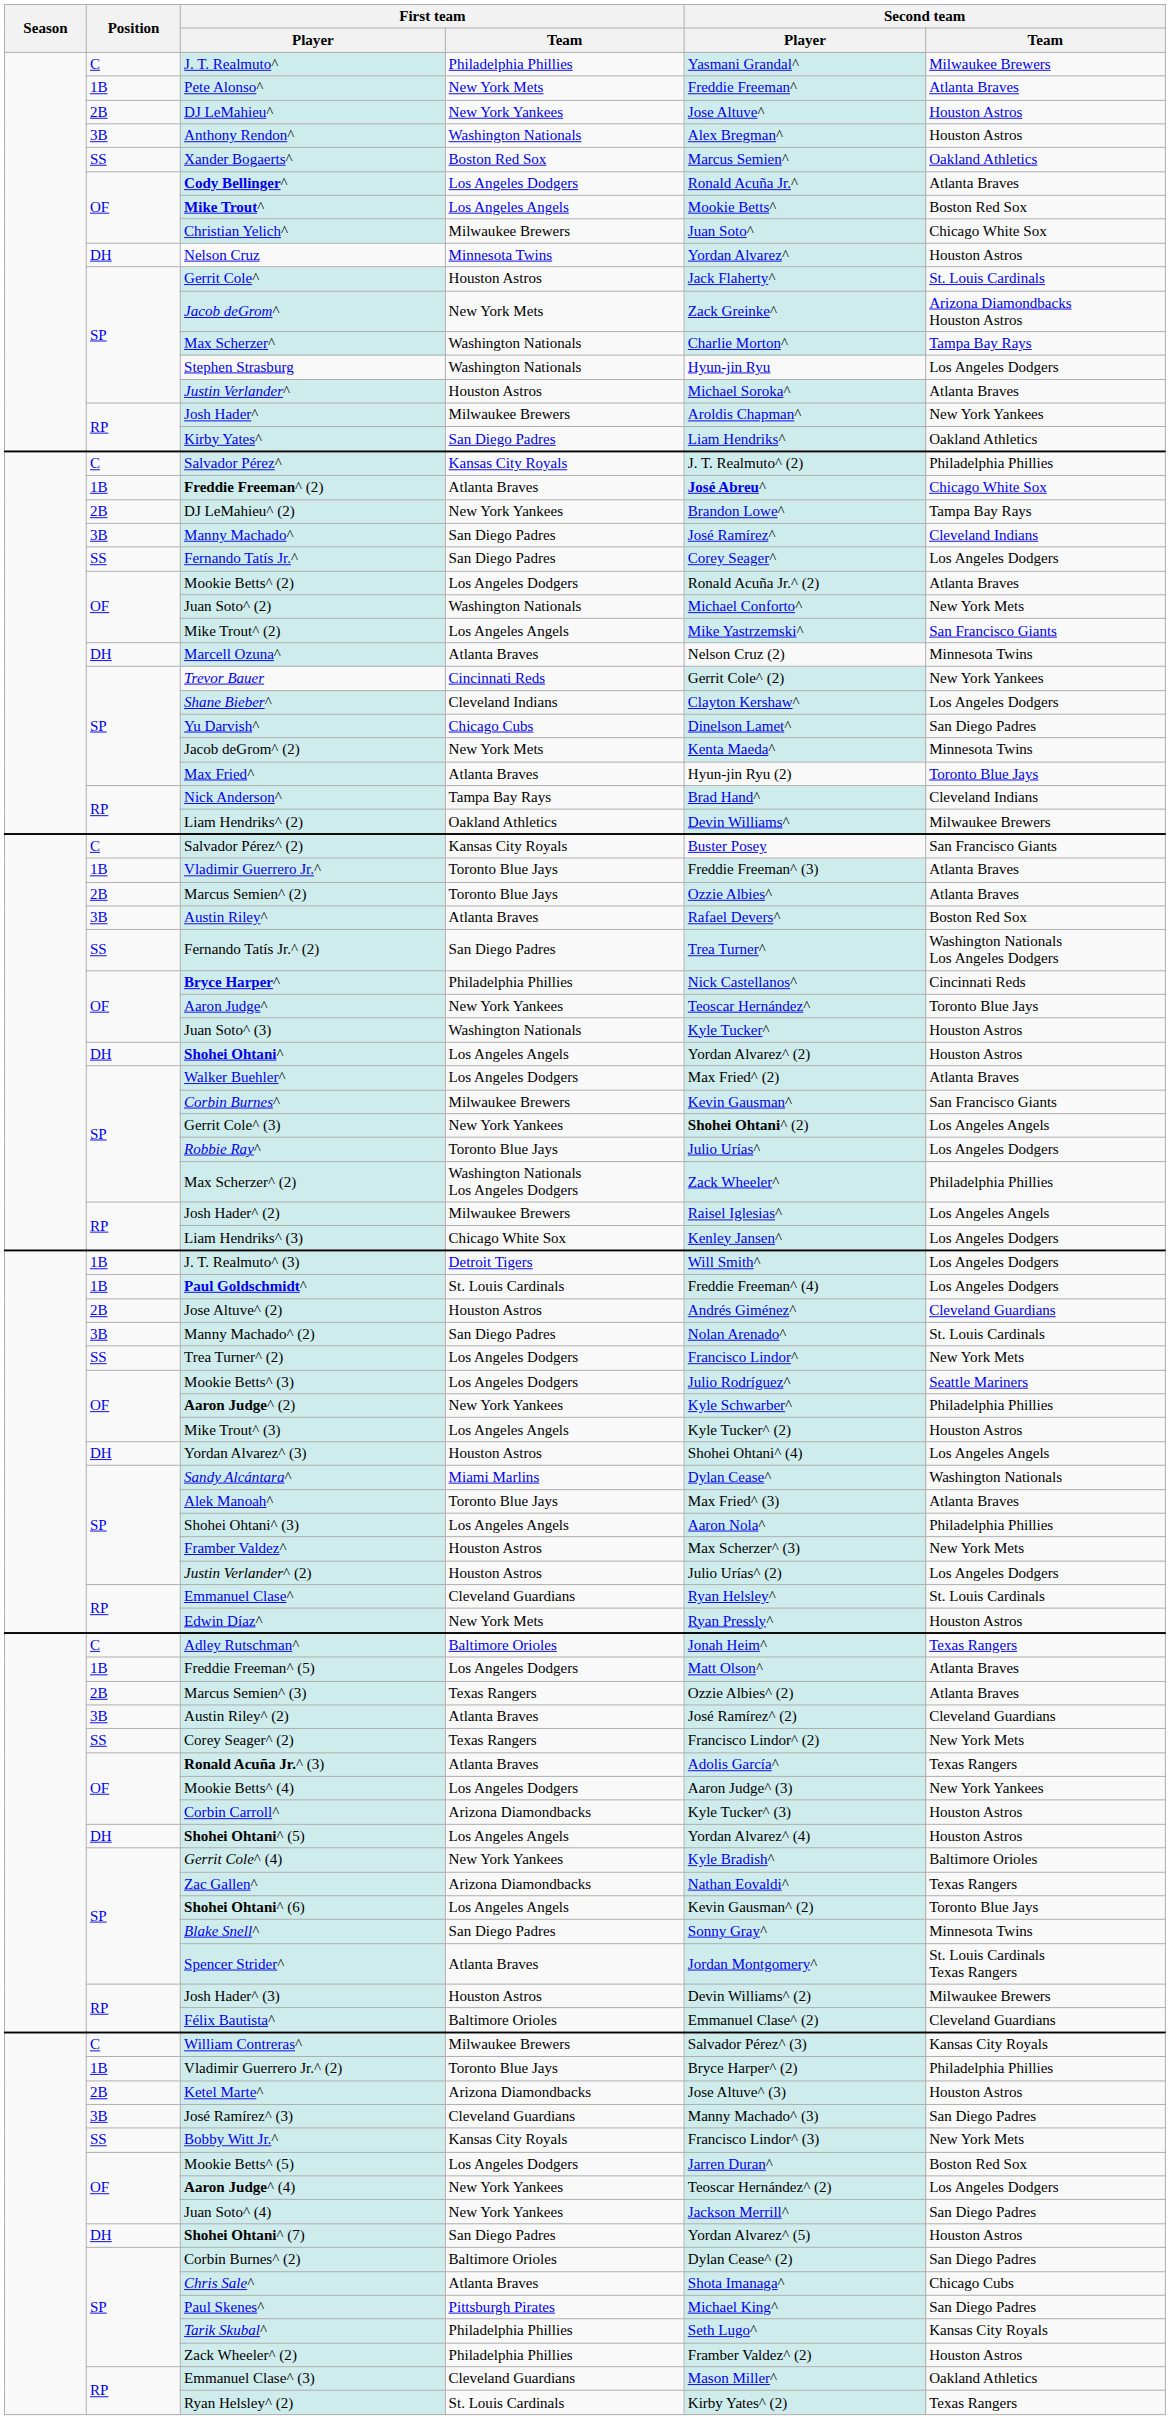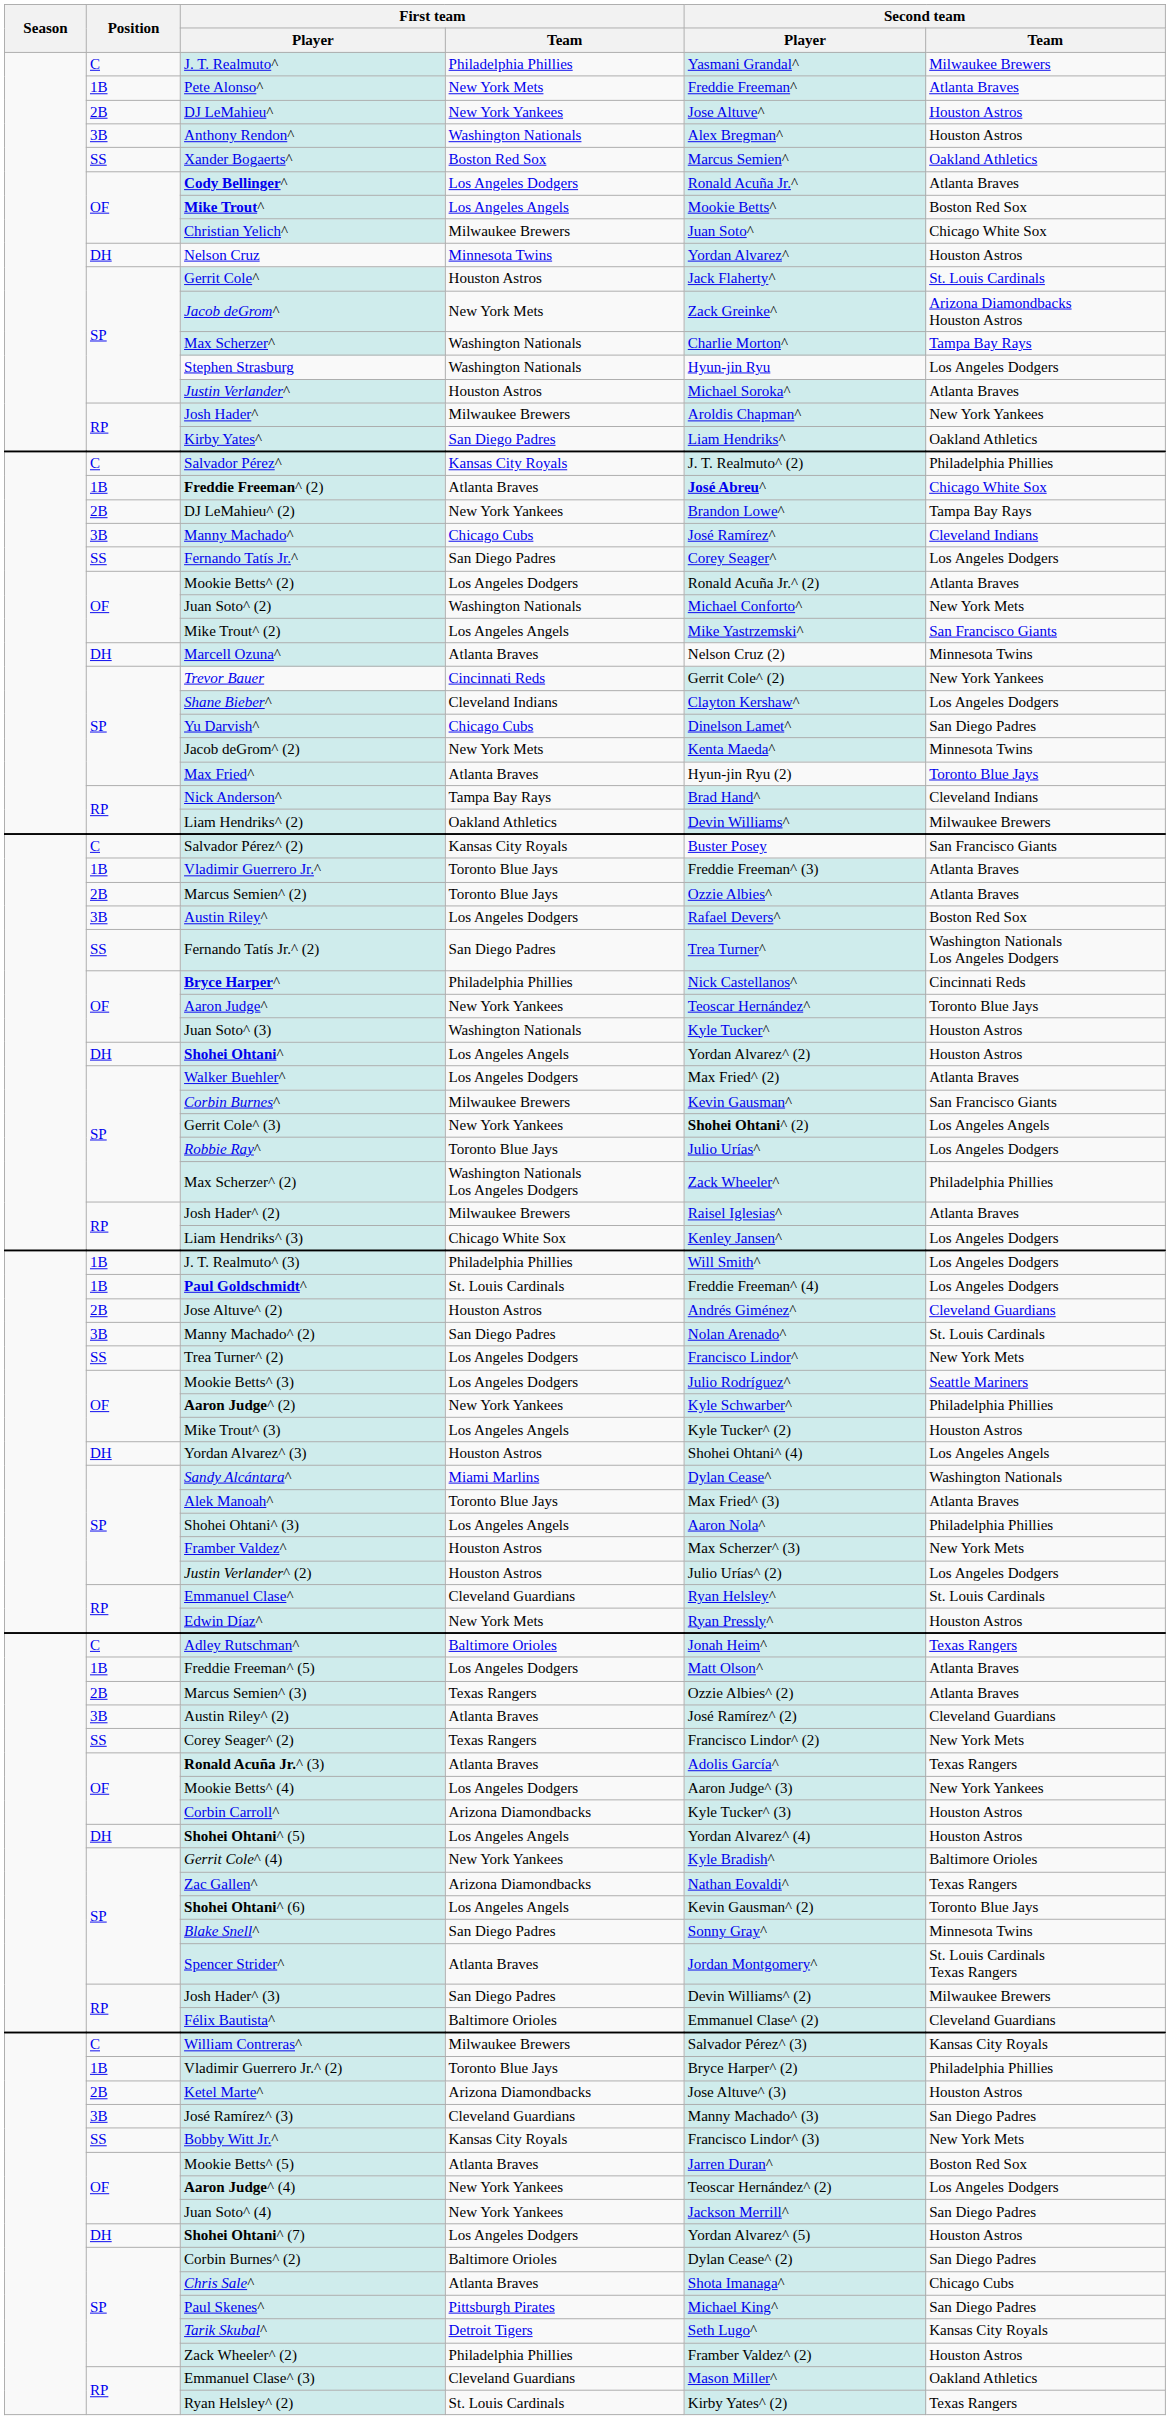(502, 535) San Diego Padres -> (491, 535) Chicago Cubs
(493, 917) Atlanta Braves -> (513, 917) Los Angeles Dodgers
(989, 1213) Los Angeles Angels -> (974, 1213) Atlanta Braves
(491, 1262) Detroit Tigers -> (511, 1262) Philadelphia Phillies
(495, 1996) Houston Astros -> (502, 1996) San Diego Padres
(513, 2163) Los Angeles Dodgers -> (493, 2163) Atlanta Braves
(502, 2235) San Diego Padres -> (513, 2235) Los Angeles Dodgers
(511, 2330) Philadelphia Phillies -> (491, 2330) Detroit Tigers
